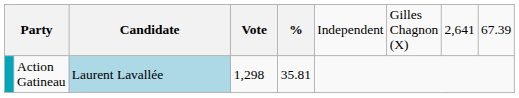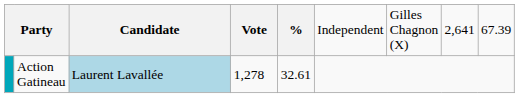(249, 74) 1,298 -> (249, 74) 1,278
(296, 74) 35.81 -> (296, 74) 32.61
